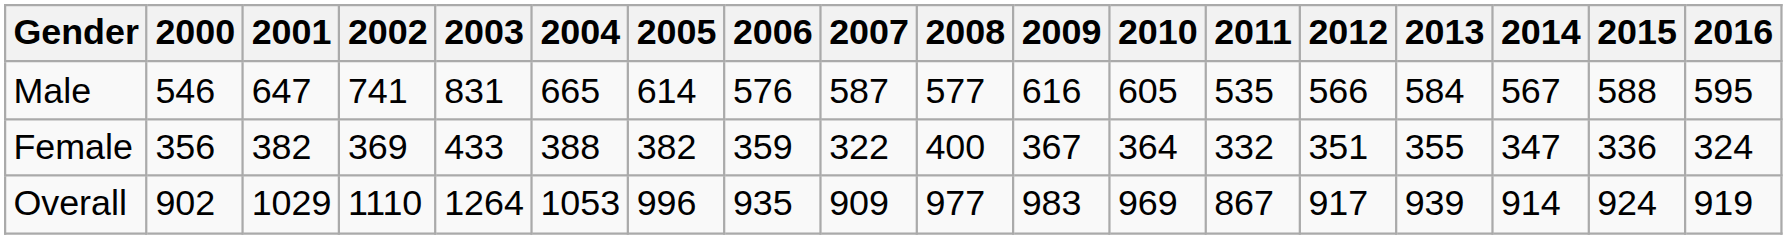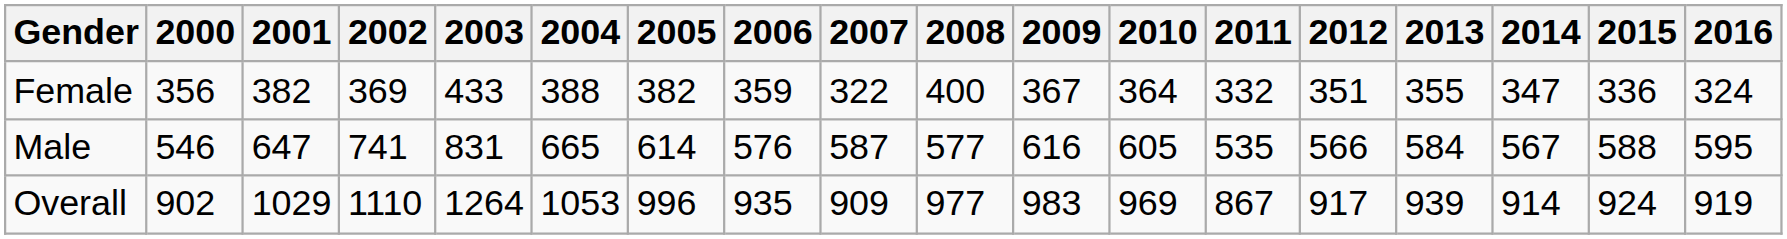rows swapped: (52, 89) <-> (73, 146)
